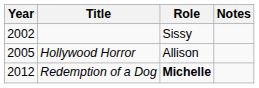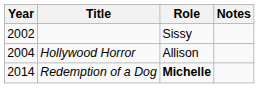(21, 53) 2005 -> (21, 53) 2004
(21, 72) 2012 -> (21, 72) 2014
